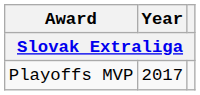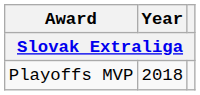(162, 75) 2017 -> (162, 75) 2018
